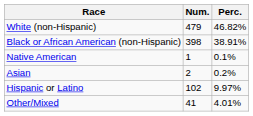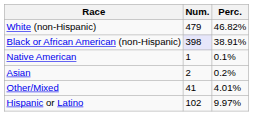(193, 42) no background -> (193, 42) lavender background
rows swapped: (33, 103) <-> (45, 88)
